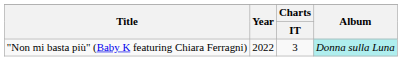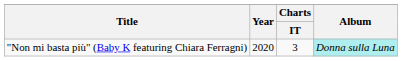(263, 47) 2022 -> (263, 47) 2020
